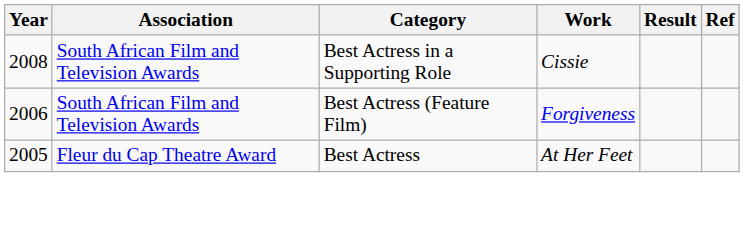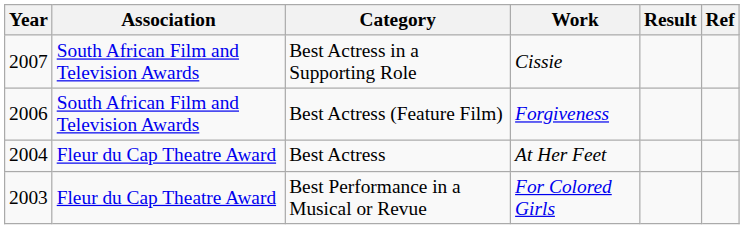(28, 61) 2008 -> (28, 61) 2007
(28, 155) 2005 -> (28, 155) 2004
+ row: (375, 197)
